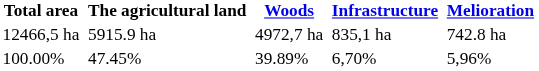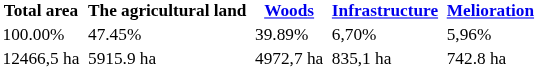rows swapped: (31, 58) <-> (39, 34)
